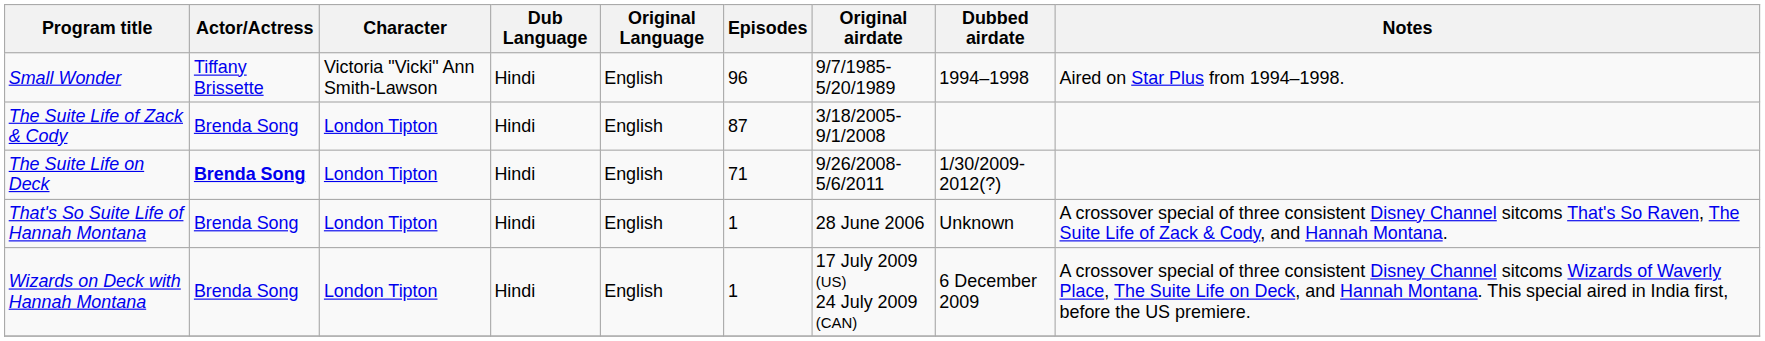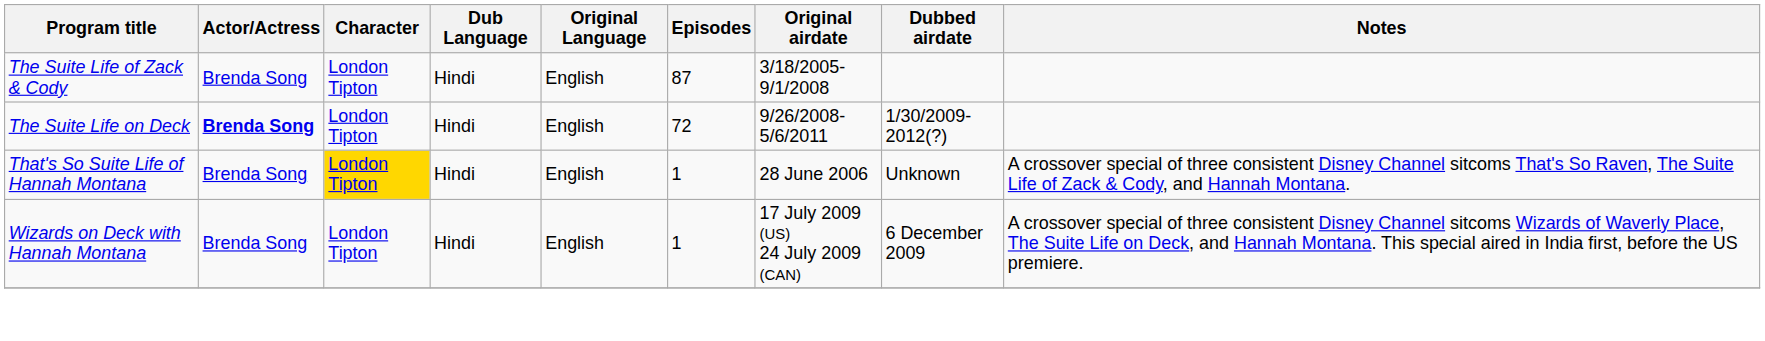- row: (65, 77)
(738, 174) 71 -> (681, 125) 72
(381, 223) no background -> (358, 174) gold background
